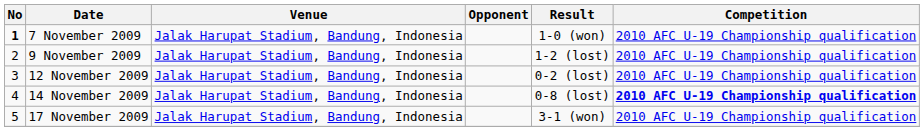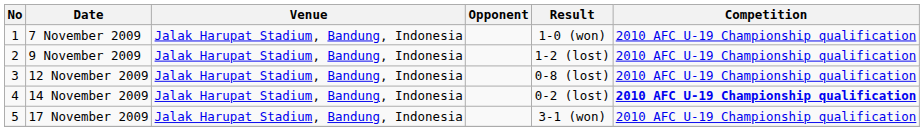(15, 35) bold -> (15, 35) normal
(572, 76) 0-2 (lost) -> (572, 76) 0-8 (lost)
(572, 96) 0-8 (lost) -> (572, 96) 0-2 (lost)
